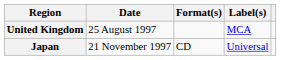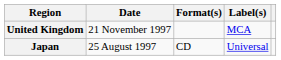(122, 30) 25 August 1997 -> (130, 30) 21 November 1997
(130, 47) 21 November 1997 -> (122, 47) 25 August 1997
